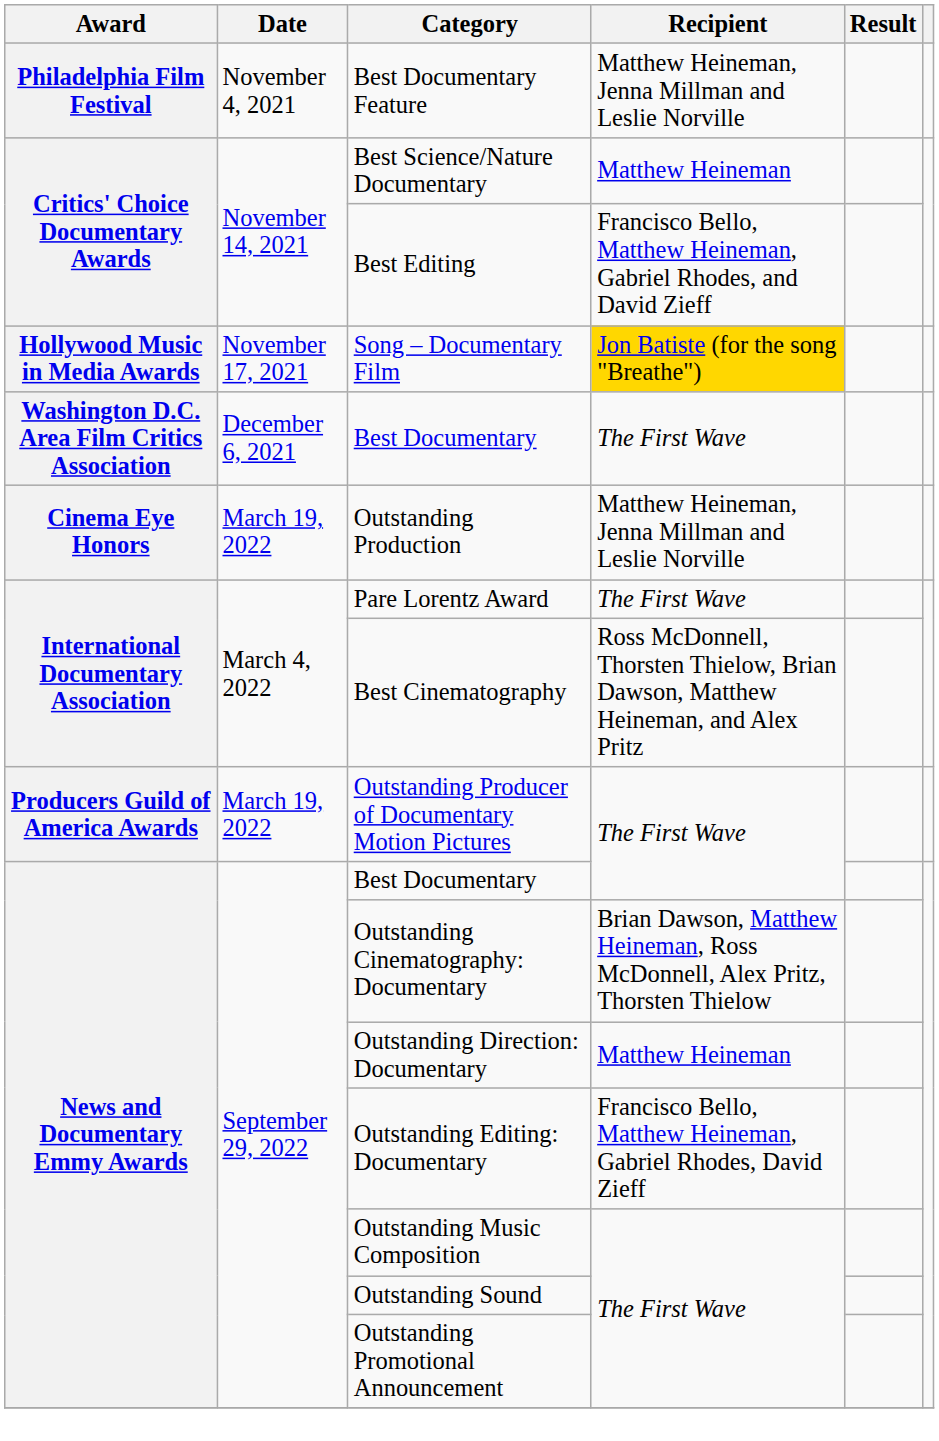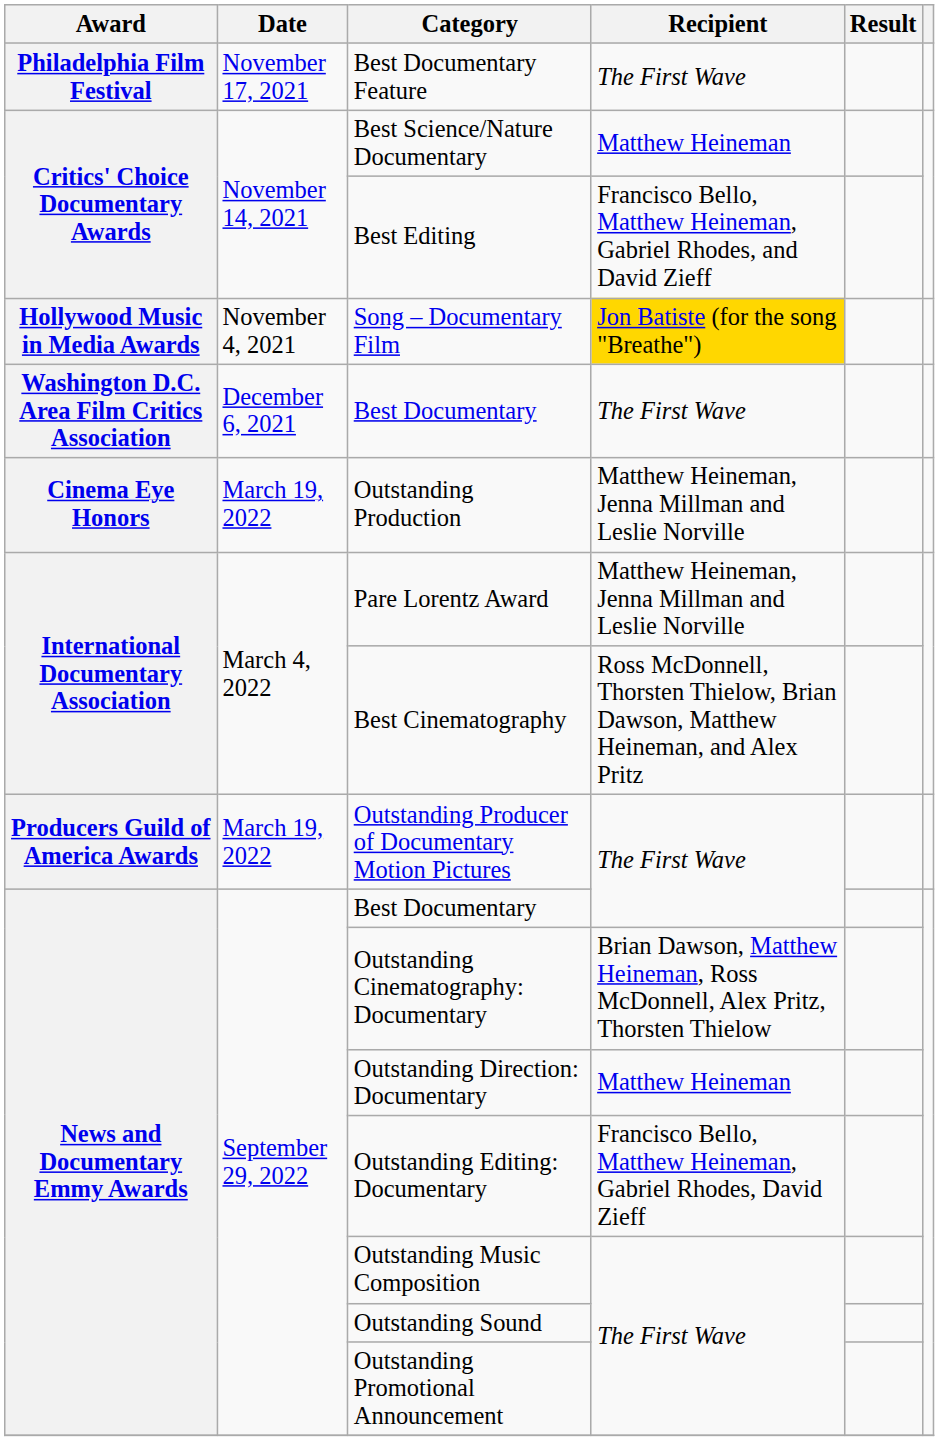(274, 90) November 4, 2021 -> (274, 76) November 17, 2021
(697, 90) Matthew Heineman, Jenna Millman and Leslie Norville -> (671, 76) The First Wave
(274, 358) November 17, 2021 -> (274, 330) November 4, 2021
(671, 598) The First Wave -> (697, 598) Matthew Heineman, Jenna Millman and Leslie Norville
